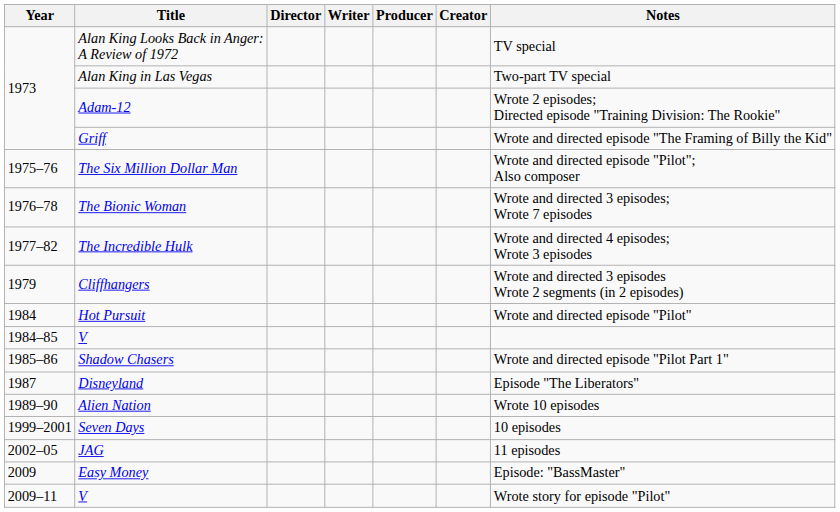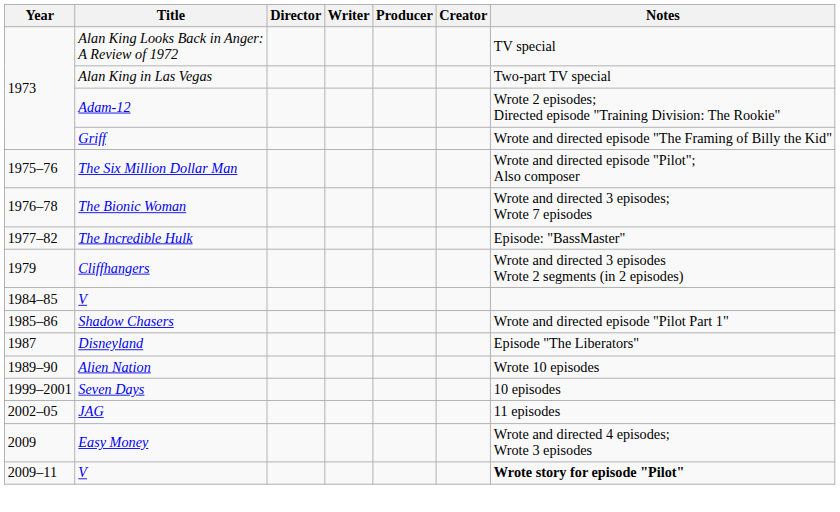(582, 245) Wrote and directed 4 episodes; Wrote 3 episodes -> (560, 237) Episode: "BassMaster"
- row: (22, 315)
(560, 473) Episode: "BassMaster" -> (582, 442) Wrote and directed 4 episodes; Wrote 3 episodes
(582, 495) normal -> (589, 473) bold
